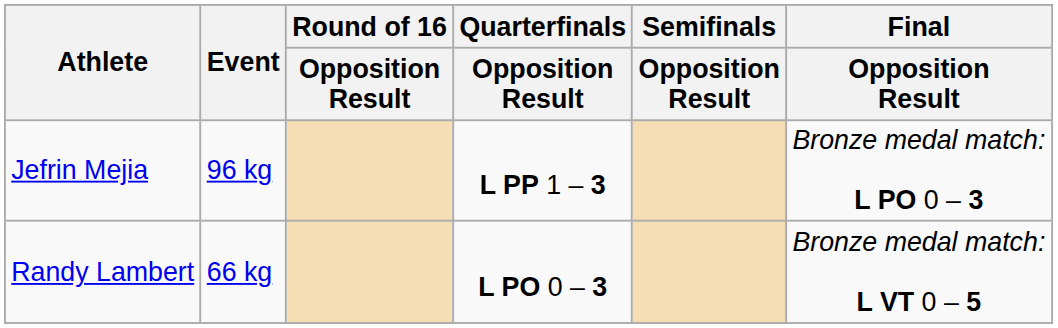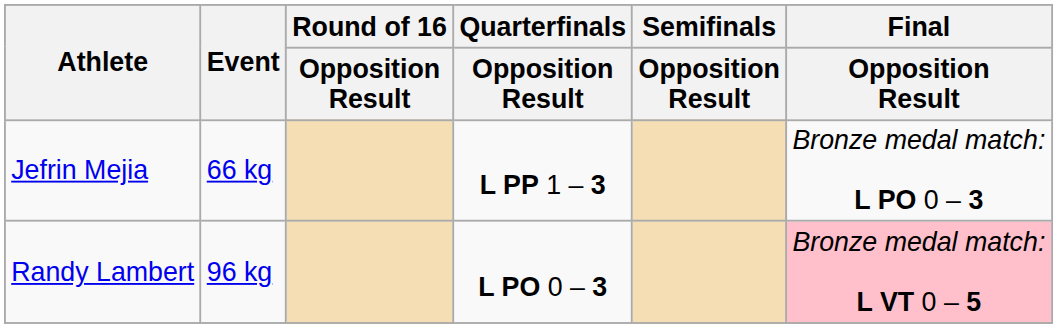(240, 171) 96 kg -> (240, 171) 66 kg
(240, 272) 66 kg -> (240, 272) 96 kg
(919, 272) no background -> (919, 272) pink background
